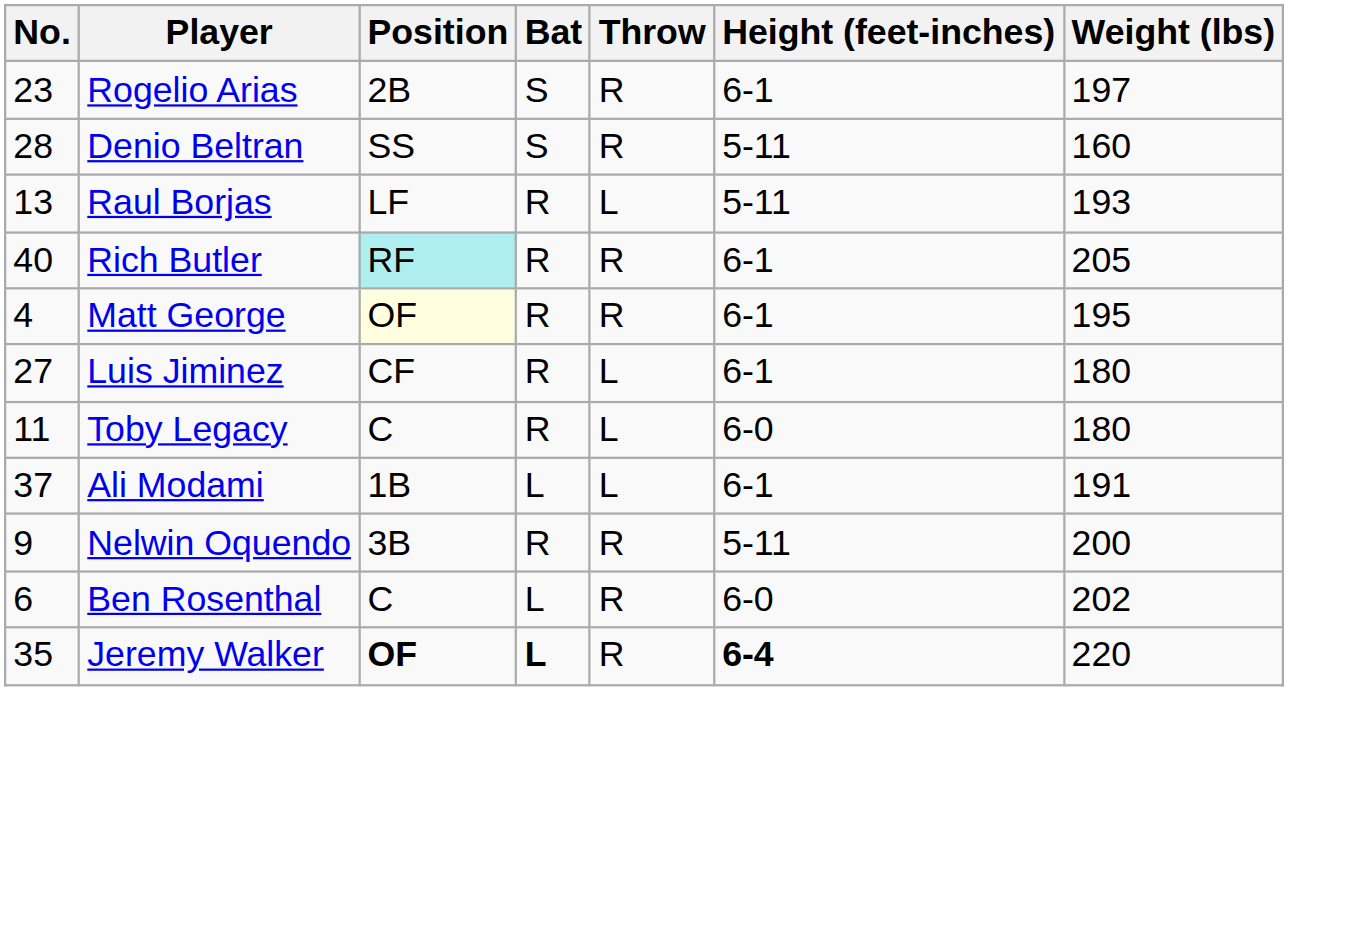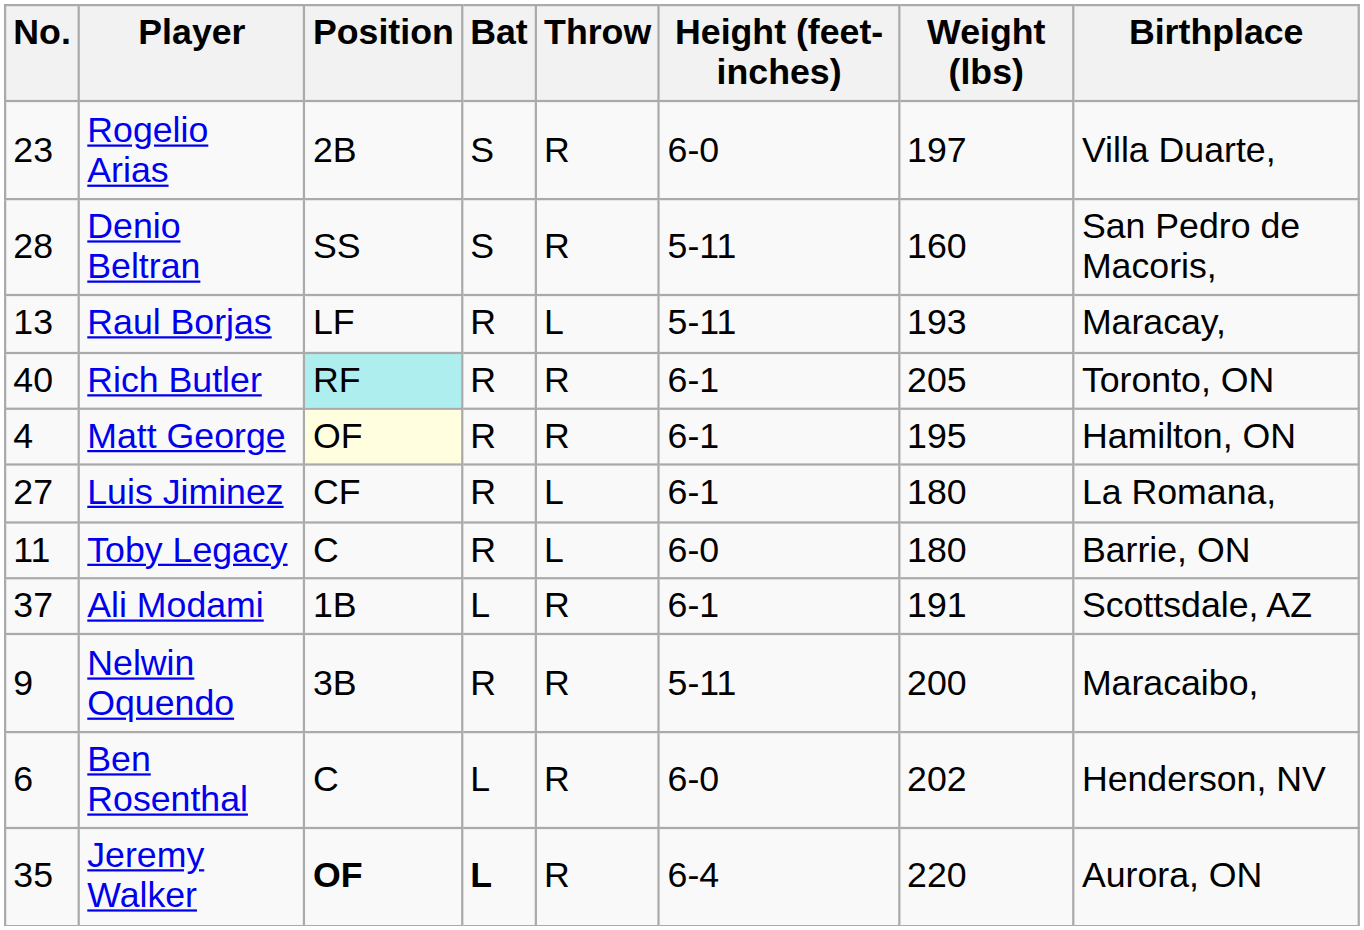+ column: (1216, 32)
(748, 89) 6-1 -> (693, 149) 6-0
(609, 485) L -> (557, 605) R
(748, 655) bold -> (693, 876) normal
